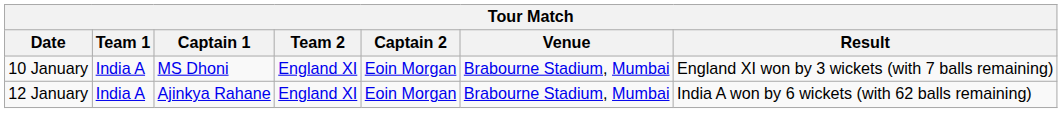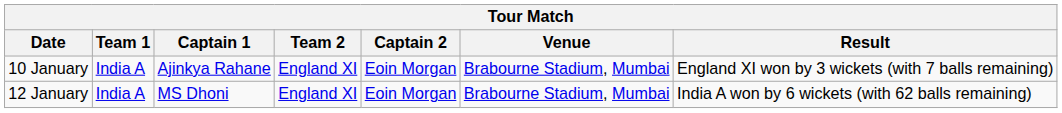(193, 68) MS Dhoni -> (214, 68) Ajinkya Rahane
(214, 94) Ajinkya Rahane -> (193, 94) MS Dhoni
